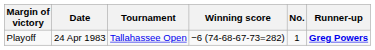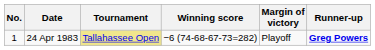columns swapped: (297, 17) <-> (28, 17)
(148, 38) no background -> (121, 38) khaki background
